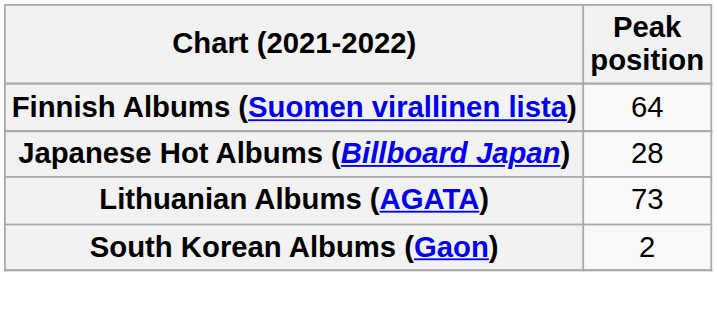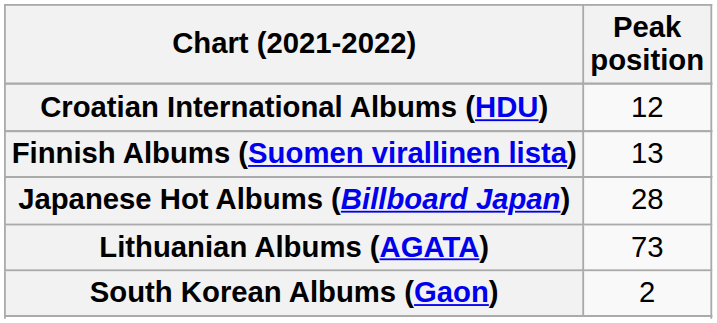+ row: (294, 107)
(647, 107) 64 -> (647, 153) 13
